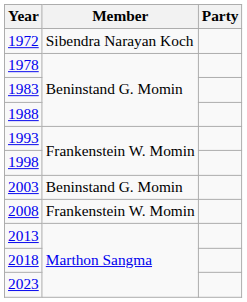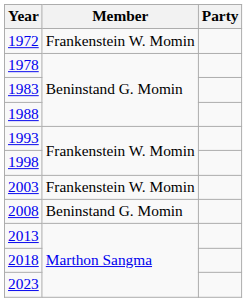(120, 41) Sibendra Narayan Koch -> (120, 41) Frankenstein W. Momin
(114, 187) Beninstand G. Momin -> (120, 187) Frankenstein W. Momin
(120, 211) Frankenstein W. Momin -> (114, 211) Beninstand G. Momin
